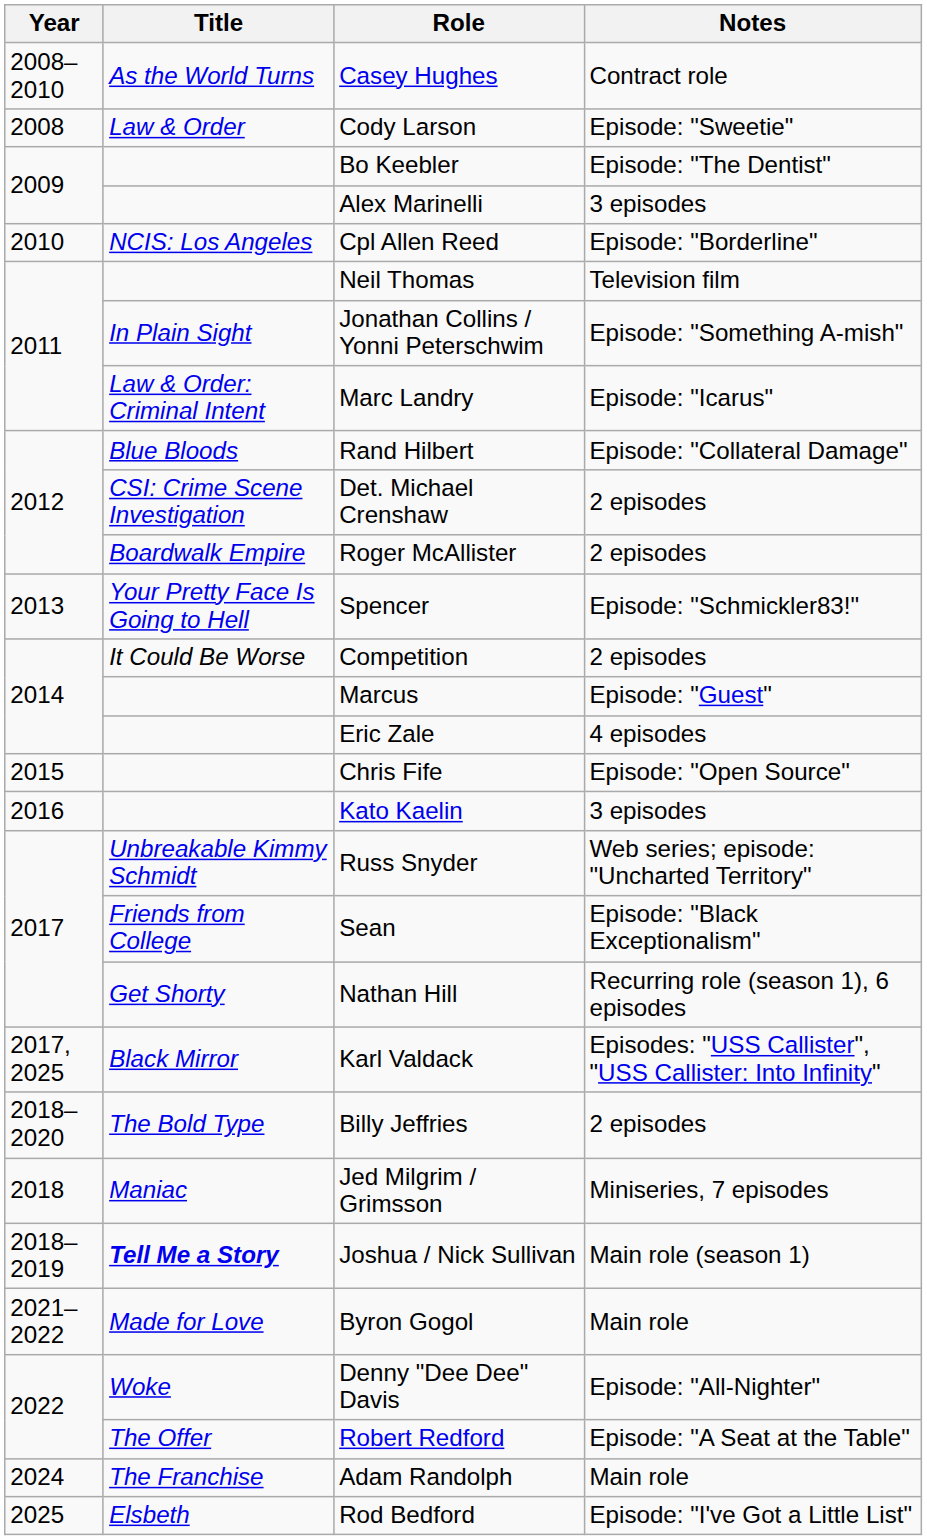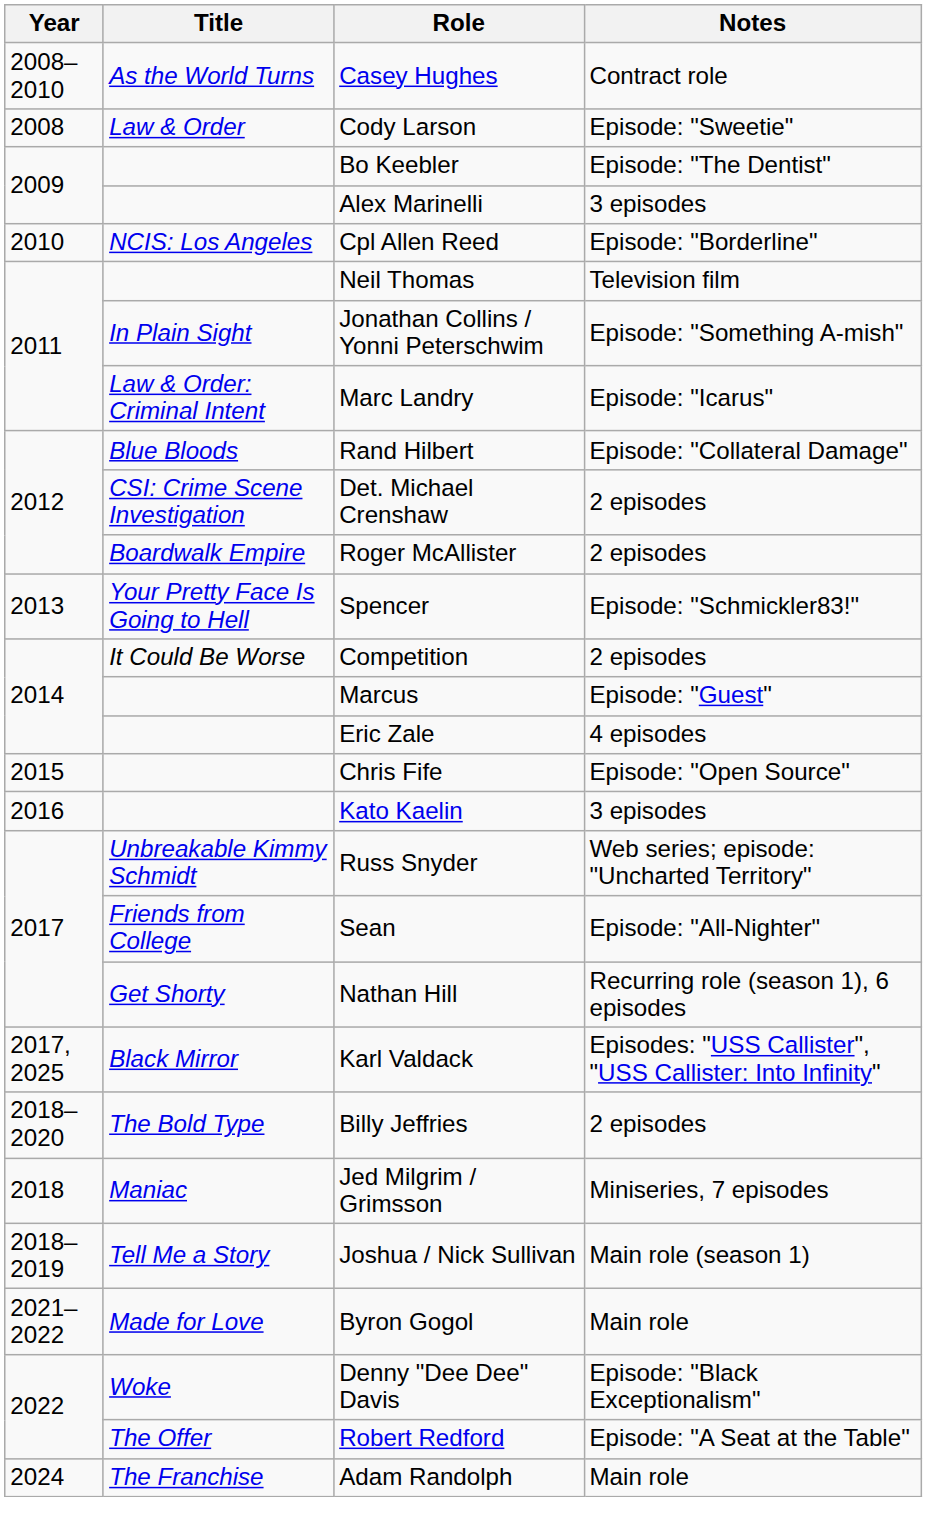(675, 928) Episode: "Black Exceptionalism" -> (705, 928) Episode: "All-Nighter"
(194, 1255) bold -> (189, 1255) normal
(705, 1386) Episode: "All-Nighter" -> (675, 1386) Episode: "Black Exceptionalism"
- row: (407, 1515)
